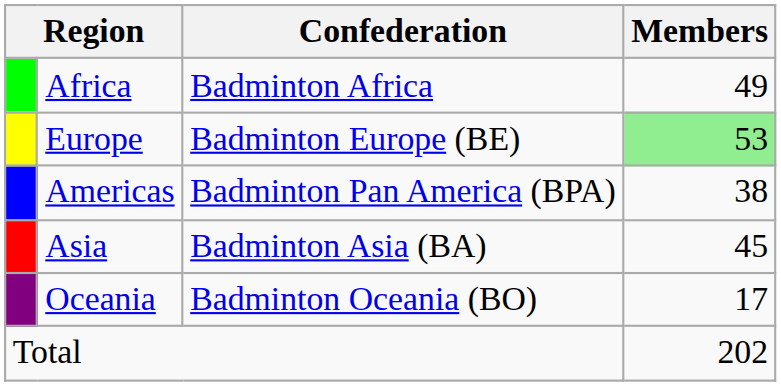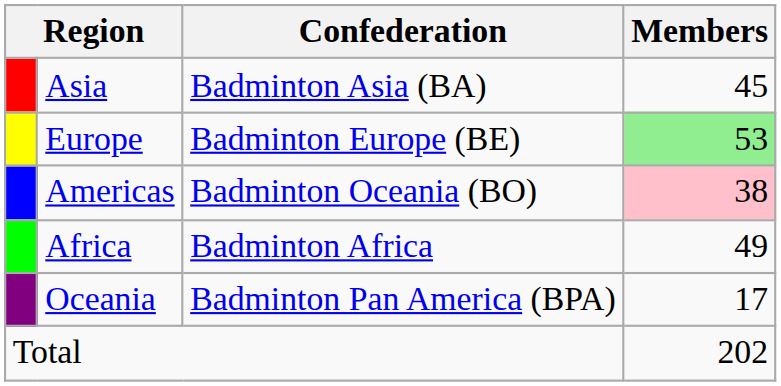rows swapped: (76, 245) <-> (88, 84)
(403, 191) Badminton Pan America (BPA) -> (364, 191) Badminton Oceania (BO)
(751, 191) no background -> (751, 191) pink background
(364, 298) Badminton Oceania (BO) -> (403, 298) Badminton Pan America (BPA)
